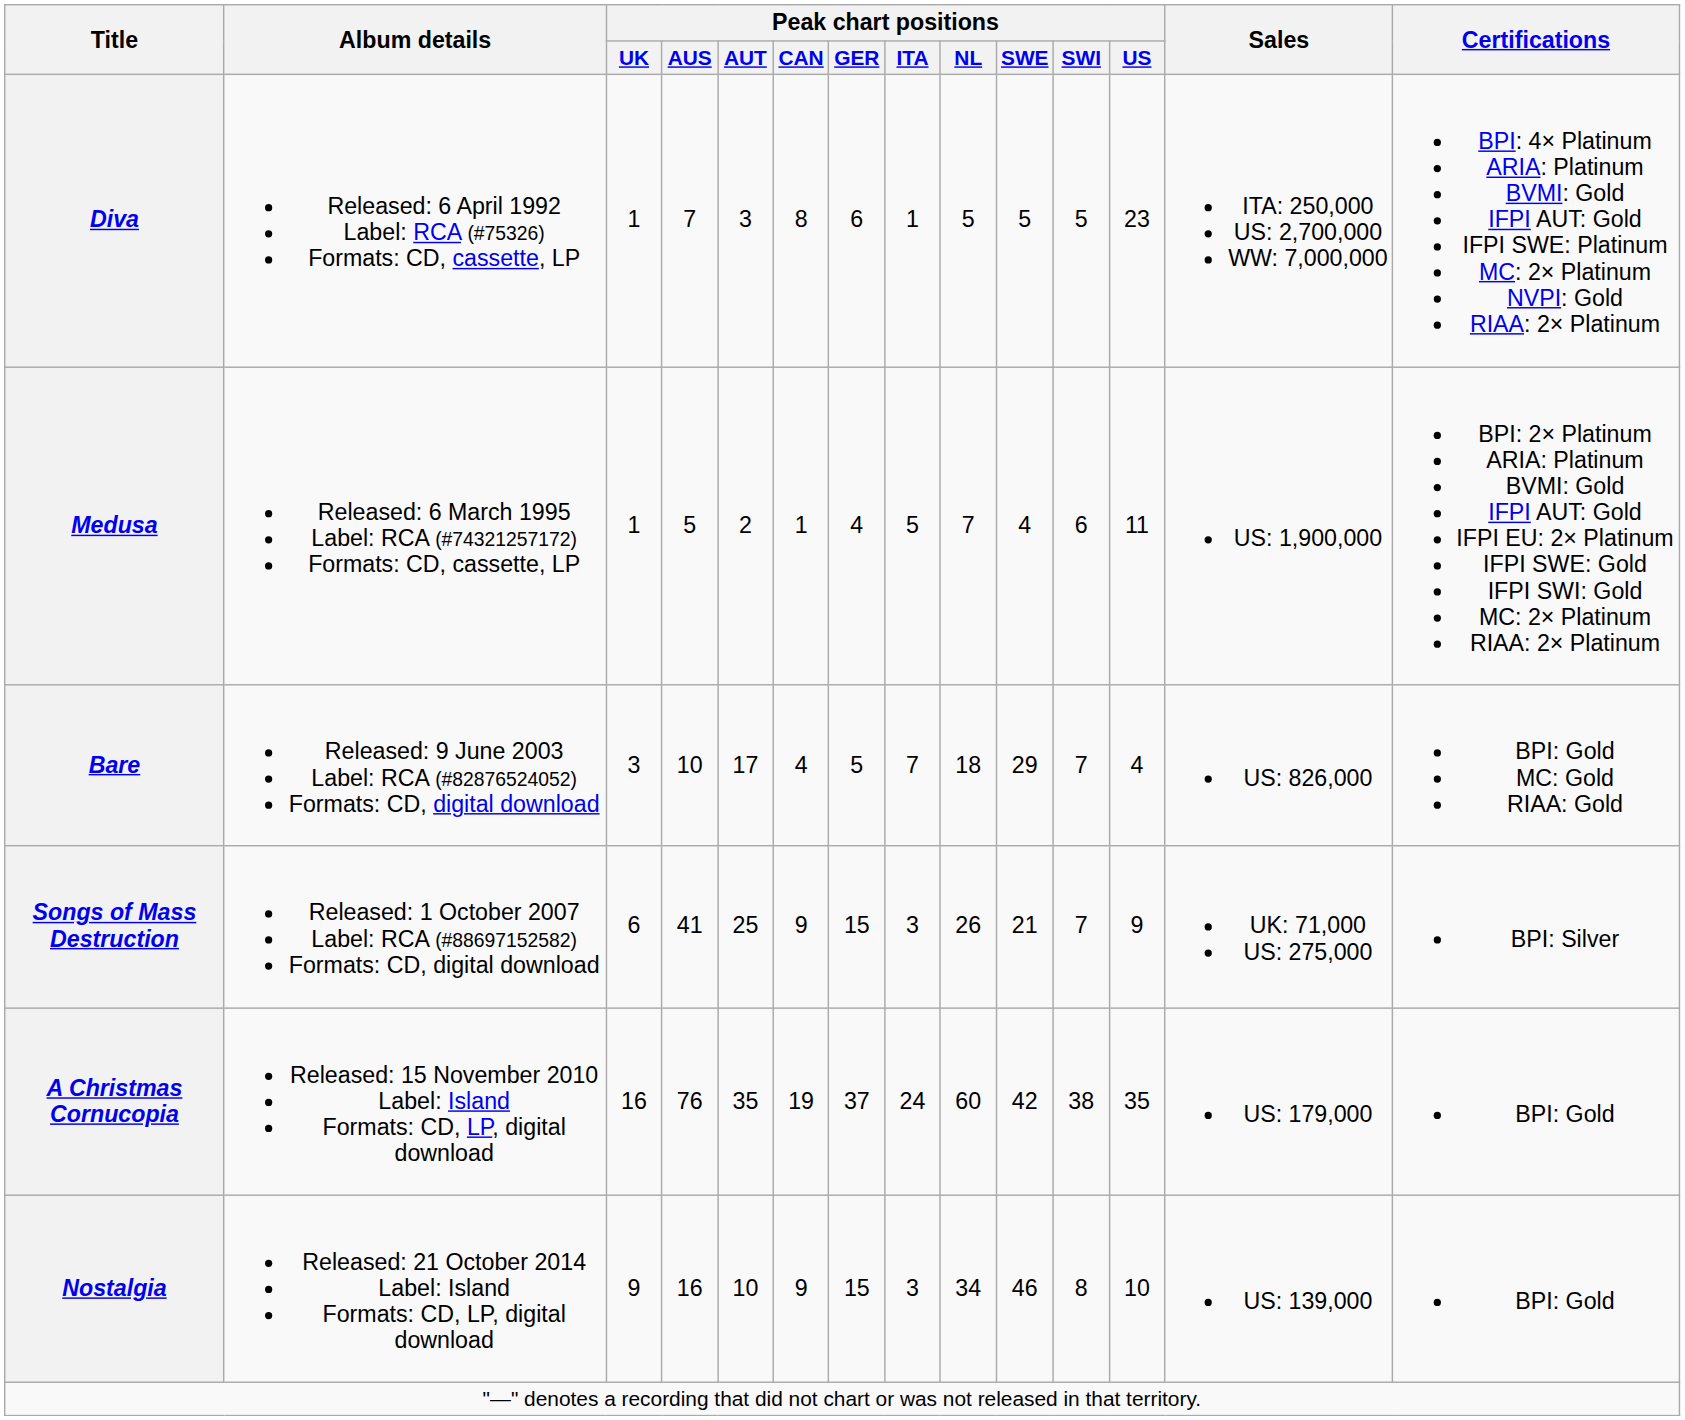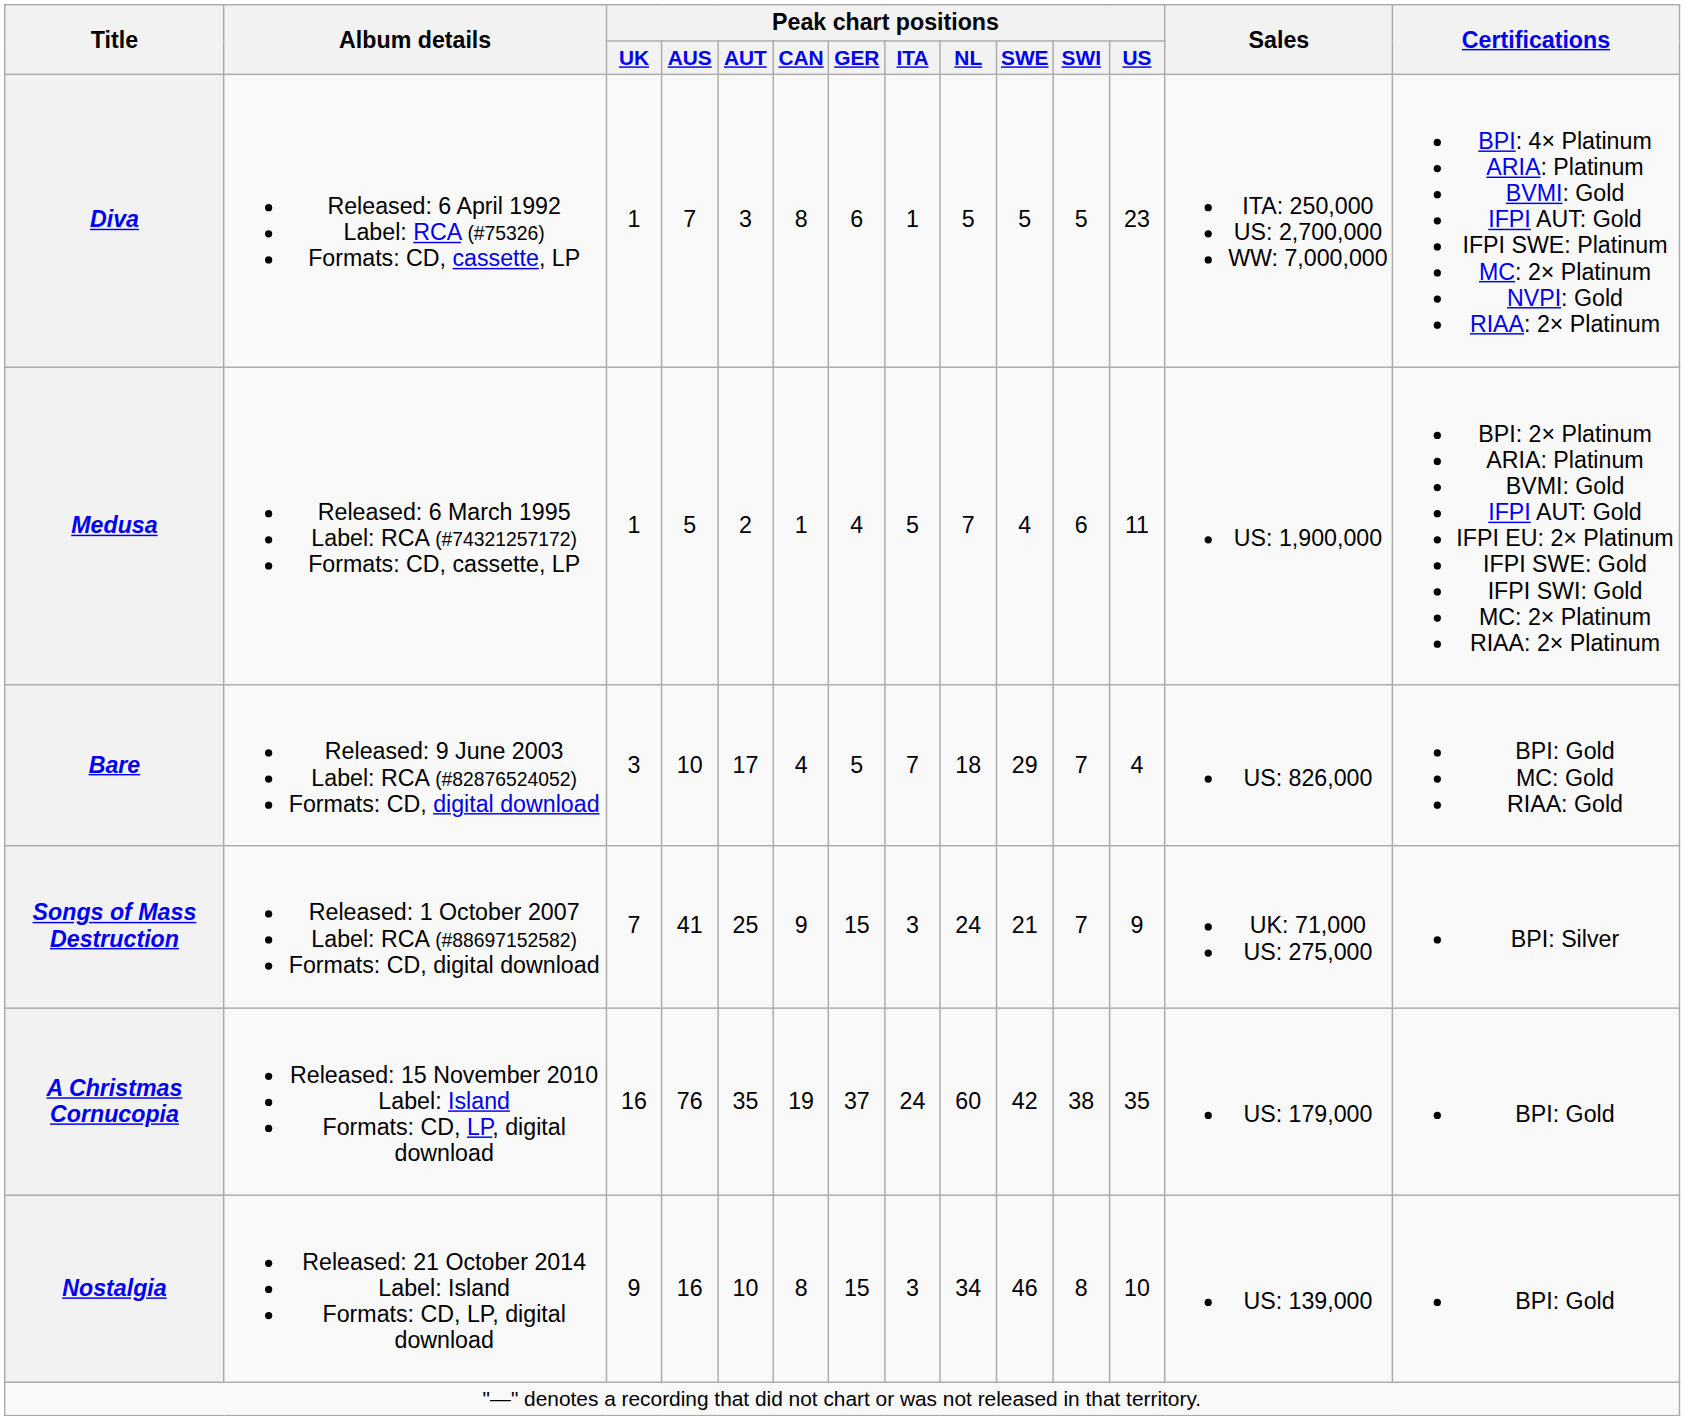(634, 926) 6 -> (634, 926) 7
(968, 926) 26 -> (968, 926) 24
(801, 1288) 9 -> (801, 1288) 8
